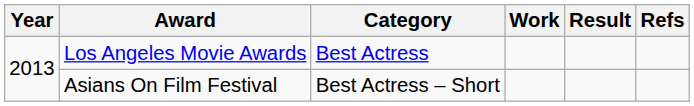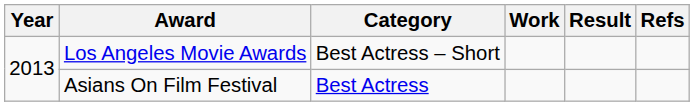(372, 52) Best Actress -> (408, 52) Best Actress – Short
(408, 85) Best Actress – Short -> (372, 85) Best Actress
